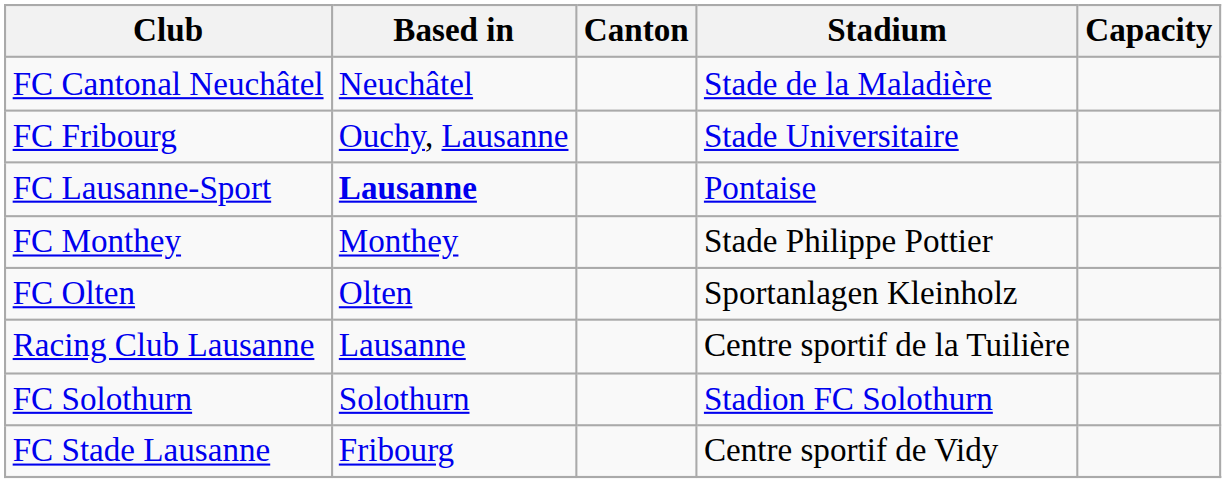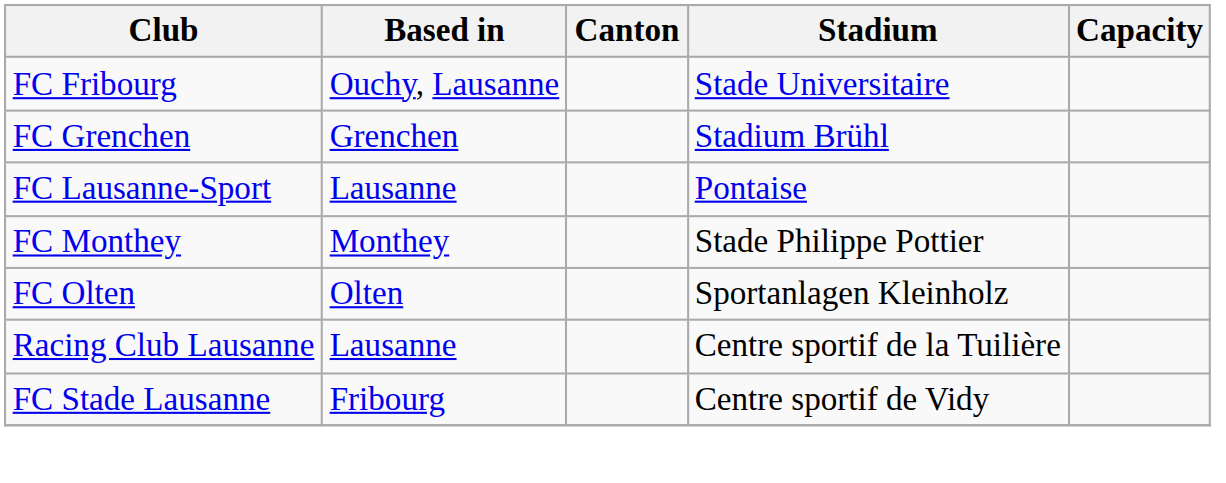- row: (168, 83)
+ row: (101, 135)
(408, 188) bold -> (393, 188) normal
- row: (102, 398)
